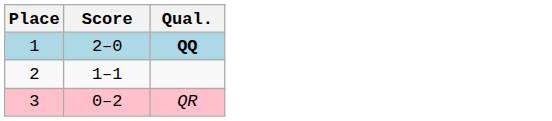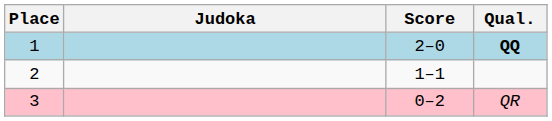+ column: (225, 19)
